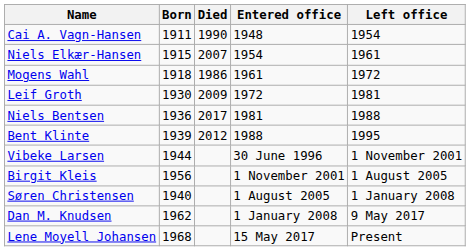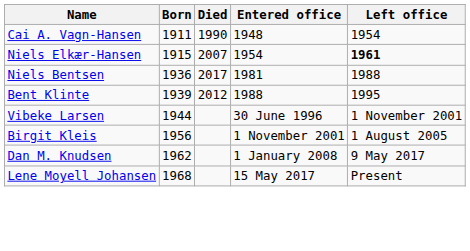(366, 55) normal -> (366, 55) bold
- row: (48, 75)
- row: (45, 95)
- row: (71, 196)
